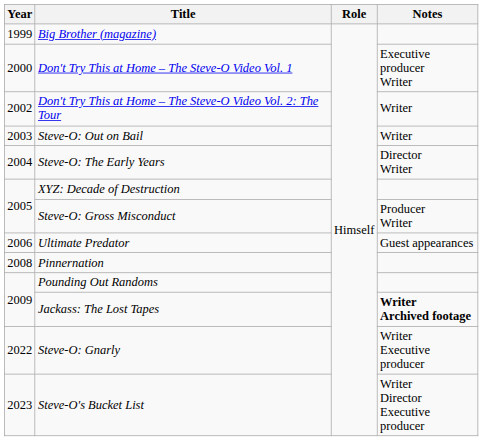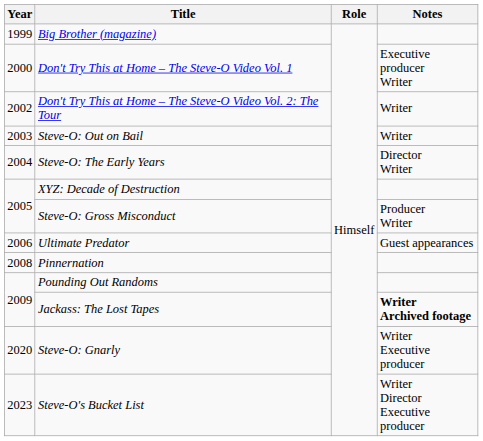(20, 350) 2022 -> (20, 350) 2020
